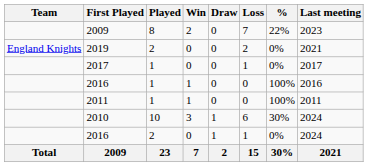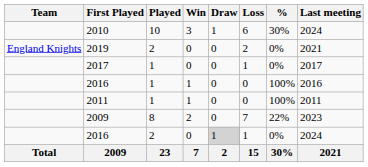rows swapped: (98, 118) <-> (98, 30)
(214, 135) no background -> (214, 135) lightgrey background
